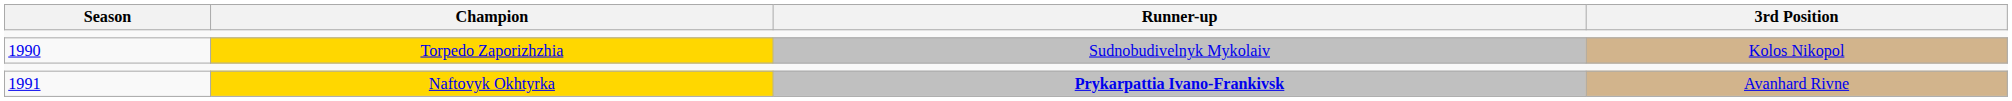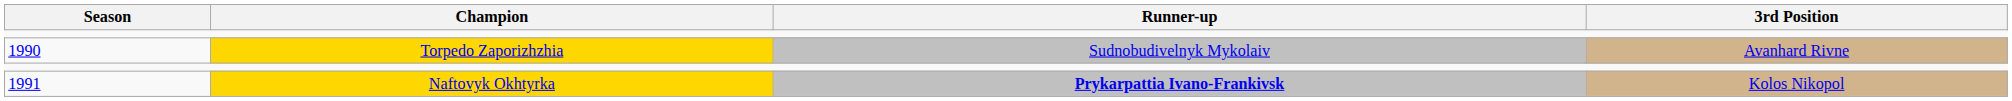(1797, 50) Kolos Nikopol -> (1797, 50) Avanhard Rivne
(1797, 83) Avanhard Rivne -> (1797, 83) Kolos Nikopol
